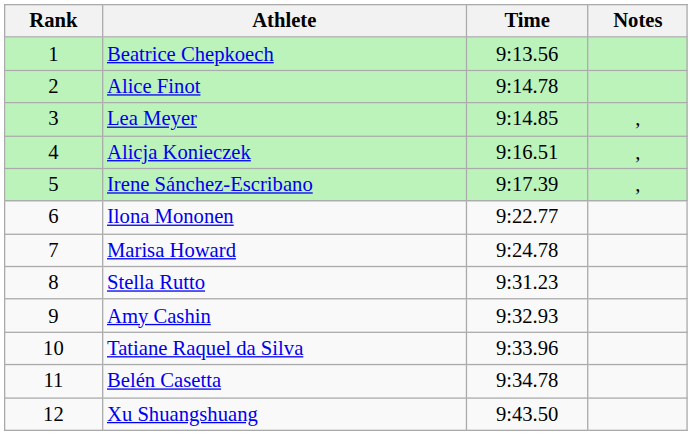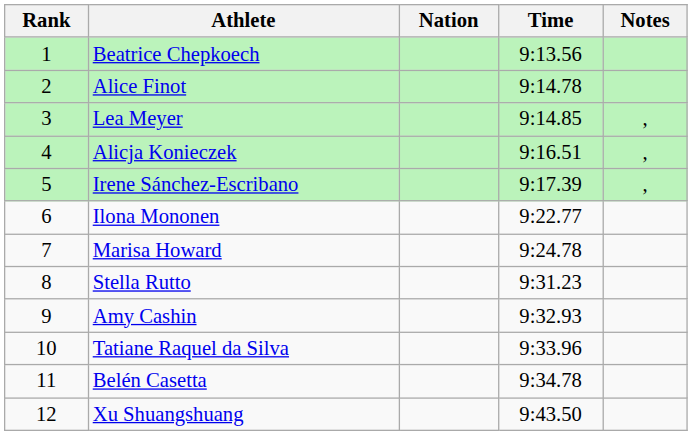+ column: (449, 20)
